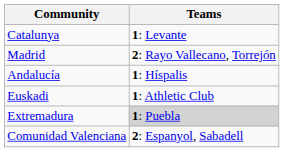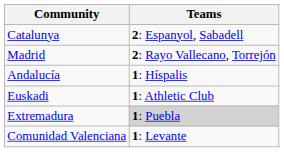(159, 34) 1: Levante -> (188, 34) 2: Espanyol, Sabadell
(188, 136) 2: Espanyol, Sabadell -> (159, 136) 1: Levante
